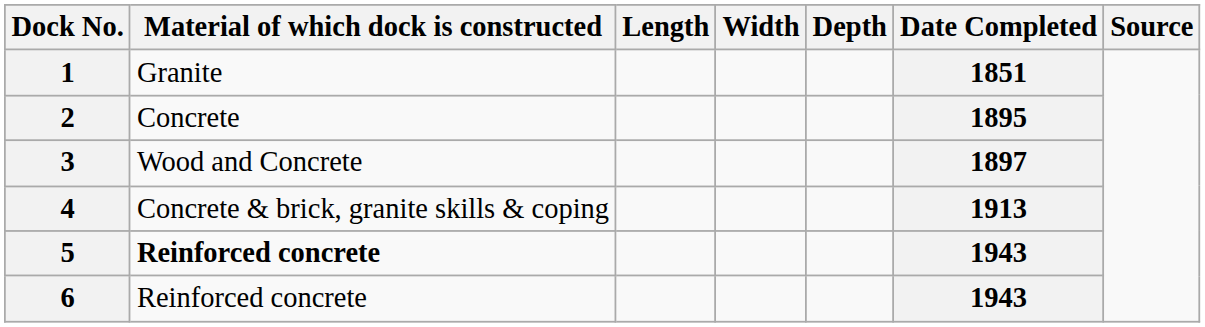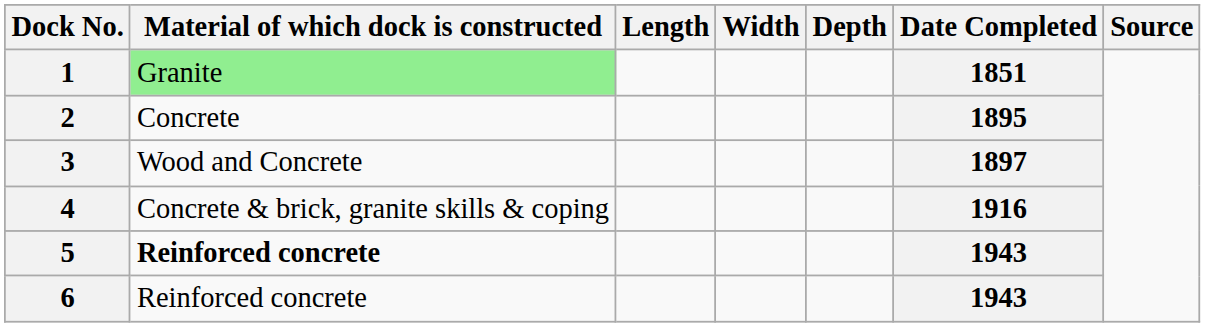(180, 72) no background -> (180, 72) lightgreen background
(999, 207) 1913 -> (999, 207) 1916
